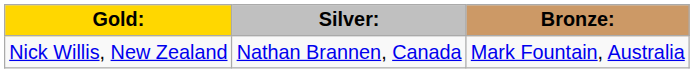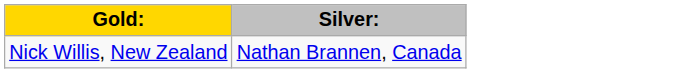- column: (578, 20)
